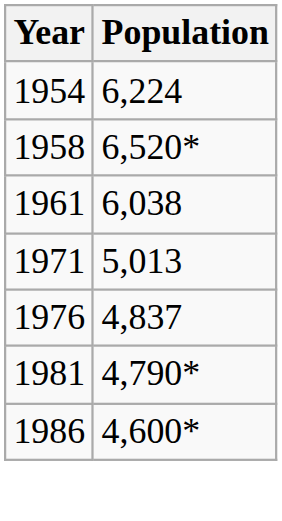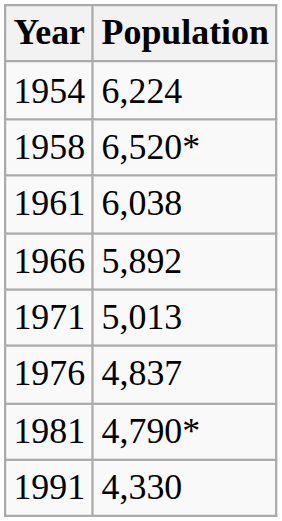+ row: (49, 260)
- row: (49, 430)
+ row: (49, 487)
